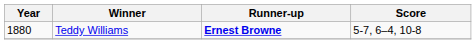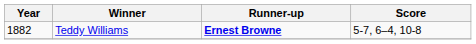(19, 31) 1880 -> (19, 31) 1882
